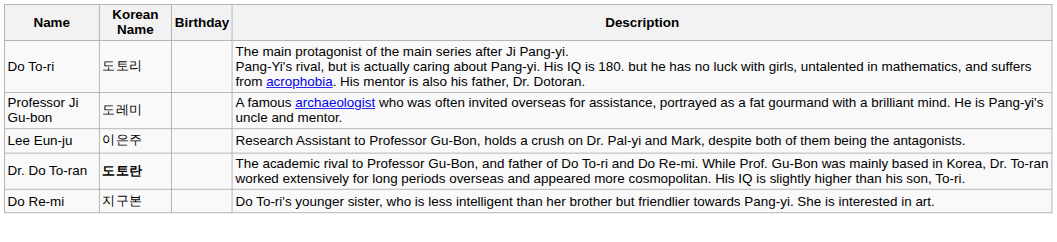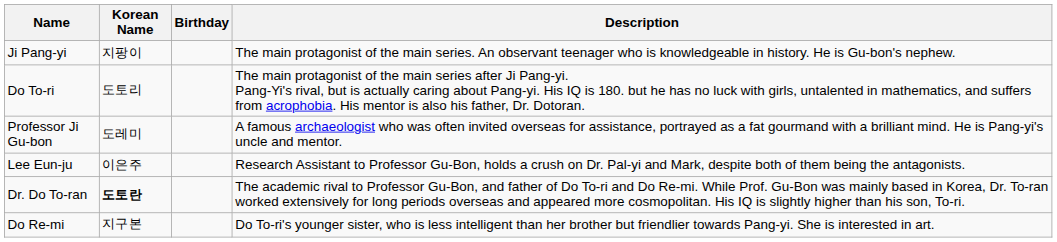+ row: (37, 52)
